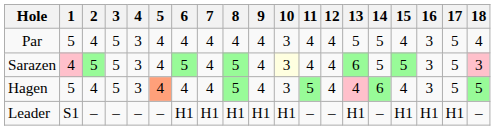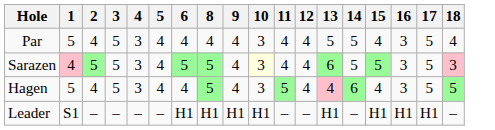- column: (210, 16)
(160, 88) lightsalmon background -> (160, 88) no background
